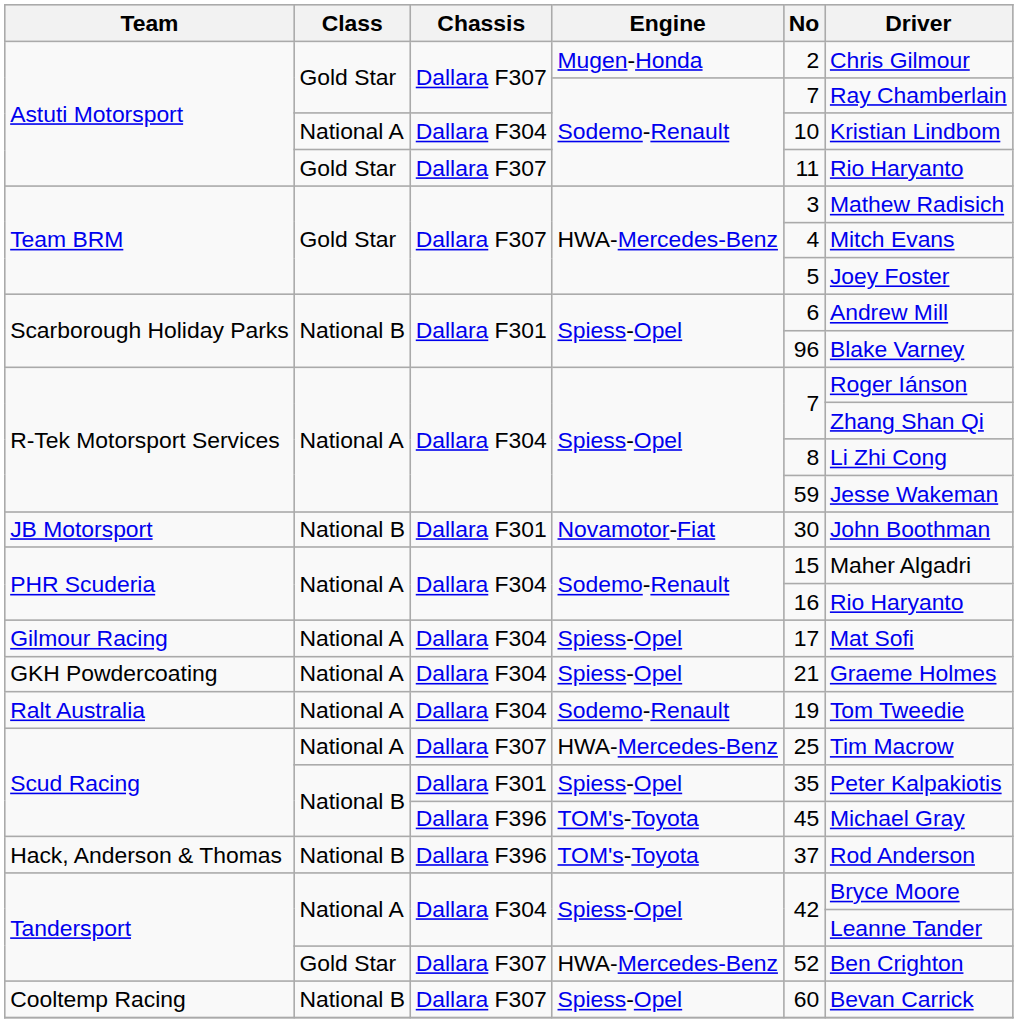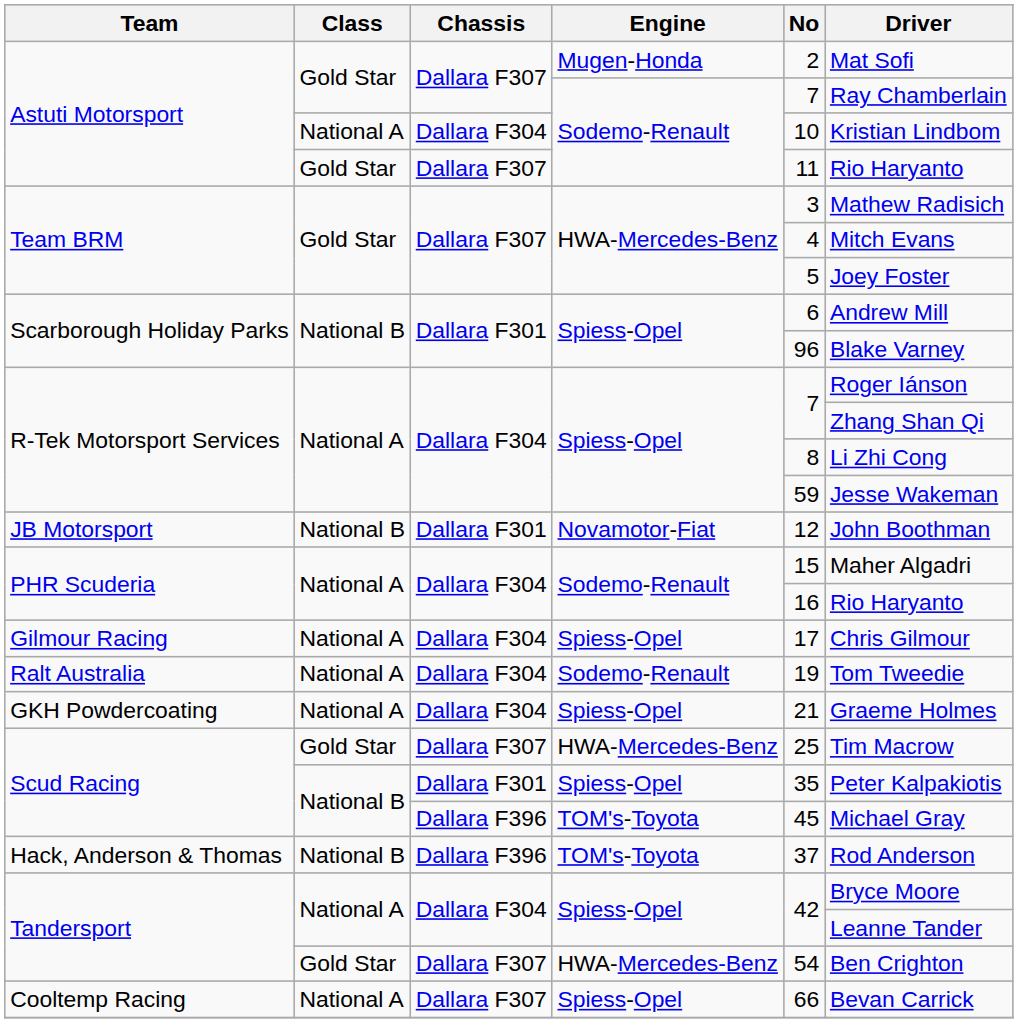(900, 59) Chris Gilmour -> (872, 59) Mat Sofi
(806, 530) 30 -> (806, 530) 12
(872, 638) Mat Sofi -> (900, 638) Chris Gilmour
rows swapped: (78, 711) <-> (114, 674)
(352, 747) National A -> (348, 747) Gold Star
(806, 964) 52 -> (806, 964) 54
(352, 1000) National B -> (352, 1000) National A
(806, 1000) 60 -> (806, 1000) 66
